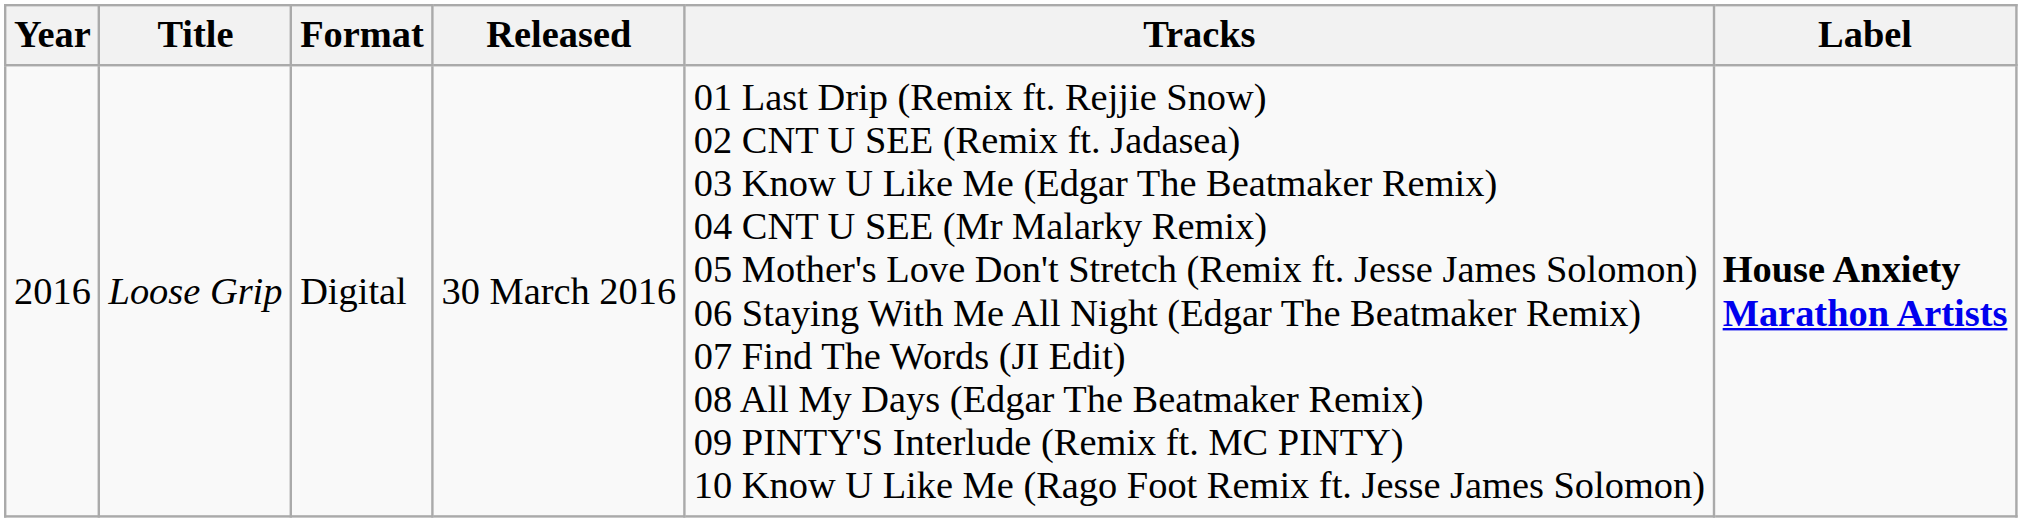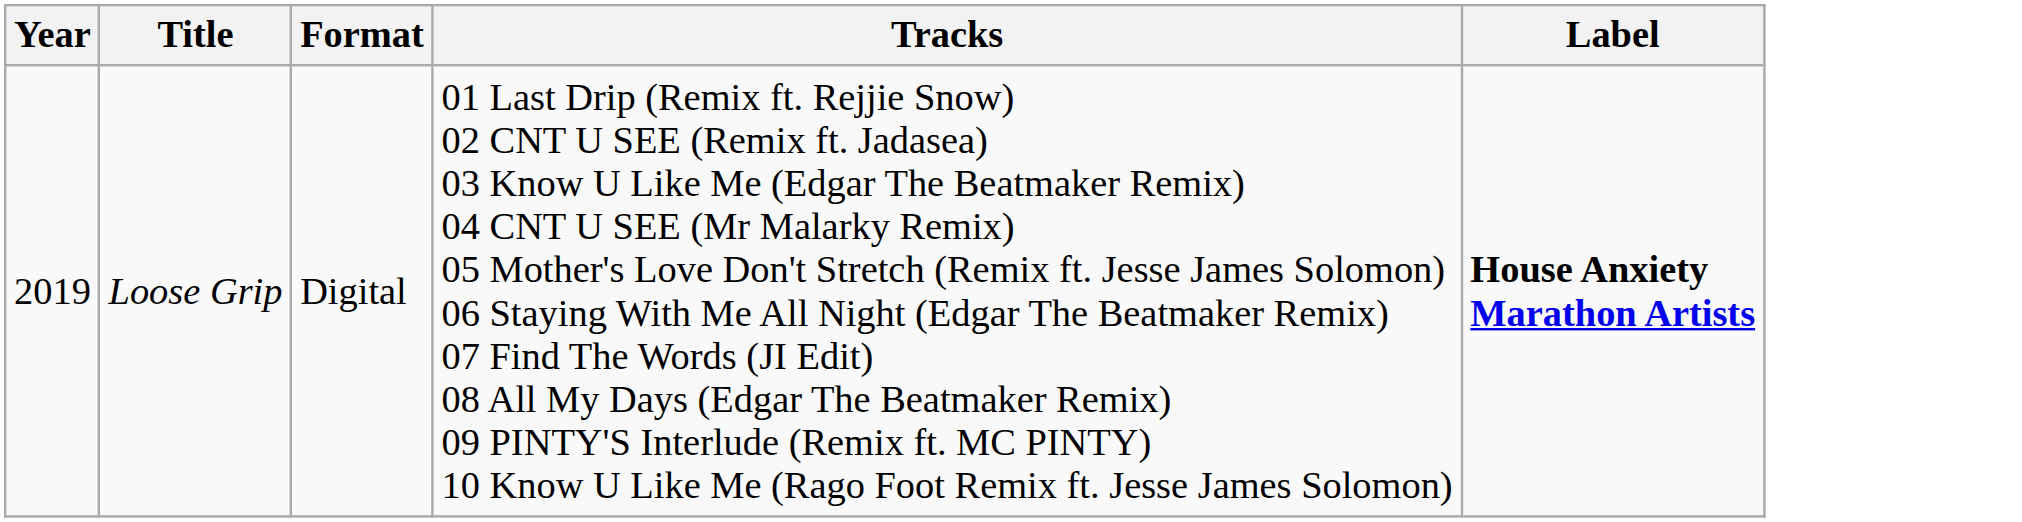- column: (559, 34)
(52, 290) 2016 -> (52, 290) 2019
